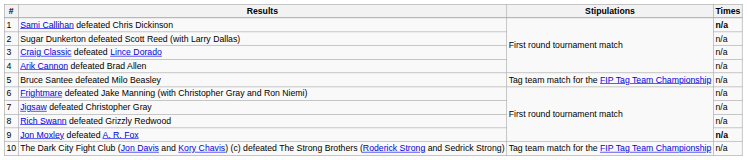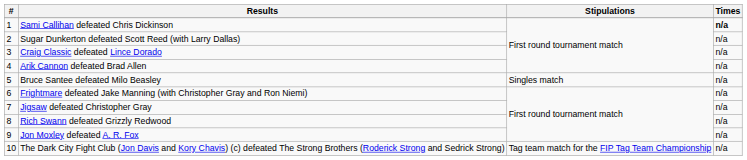(610, 79) Tag team match for the FIP Tag Team Championship -> (536, 79) Singles match
(722, 134) bold -> (721, 134) normal
